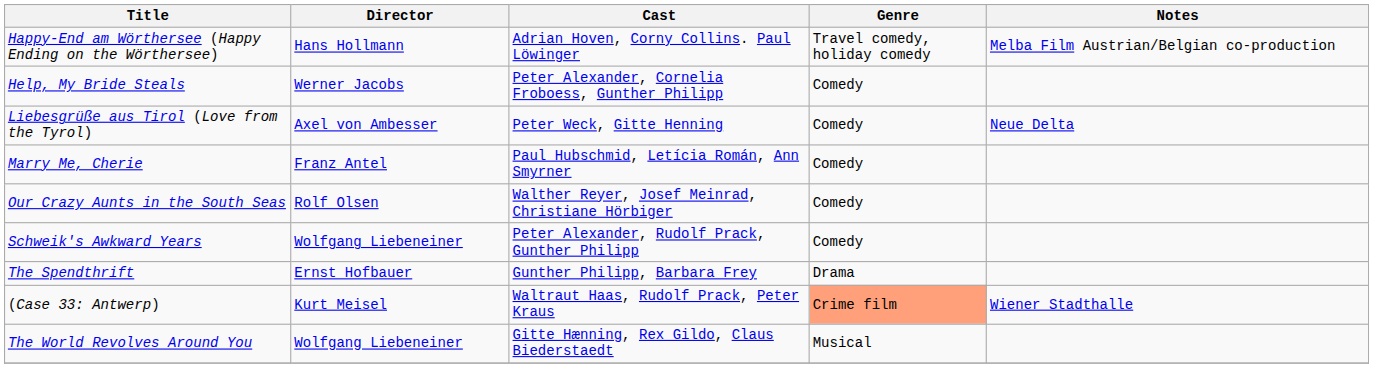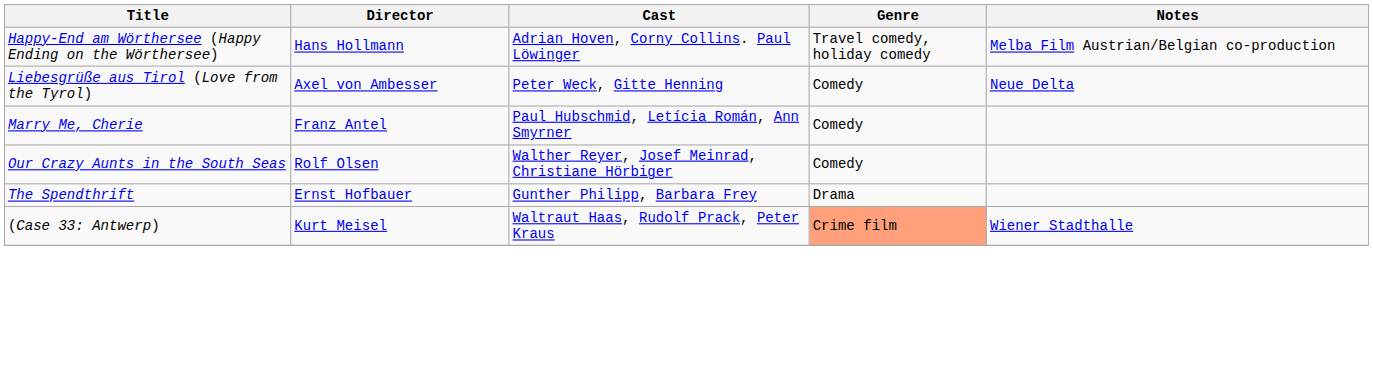- row: (96, 86)
- row: (105, 242)
- row: (130, 343)
